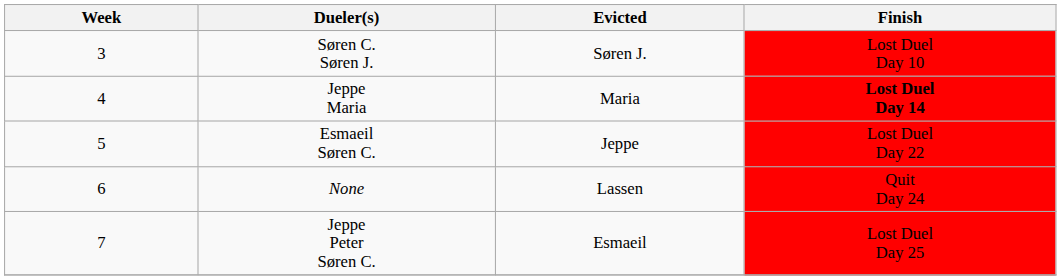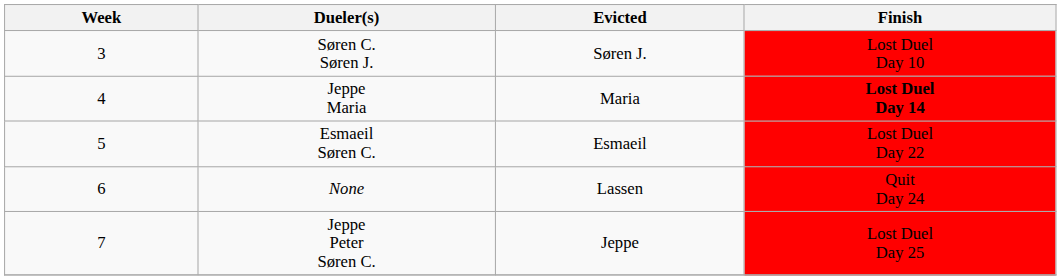(620, 143) Jeppe -> (620, 143) Esmaeil
(620, 243) Esmaeil -> (620, 243) Jeppe
